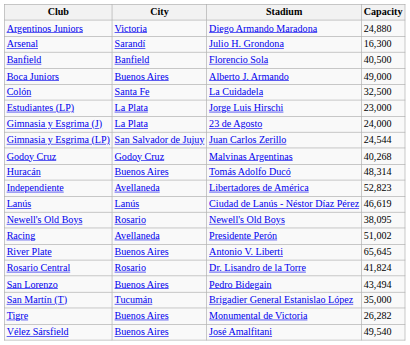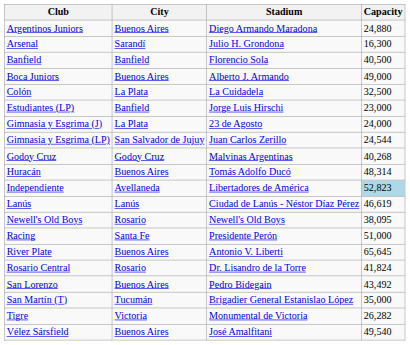(131, 28) Victoria -> (142, 28) Buenos Aires
(132, 92) Santa Fe -> (131, 92) La Plata
(131, 108) La Plata -> (132, 108) Banfield
(378, 188) no background -> (378, 188) lightblue background
(137, 236) Avellaneda -> (132, 236) Santa Fe
(378, 236) 51,002 -> (378, 236) 51,000
(378, 284) 43,494 -> (378, 284) 43,492
(142, 316) Buenos Aires -> (131, 316) Victoria
